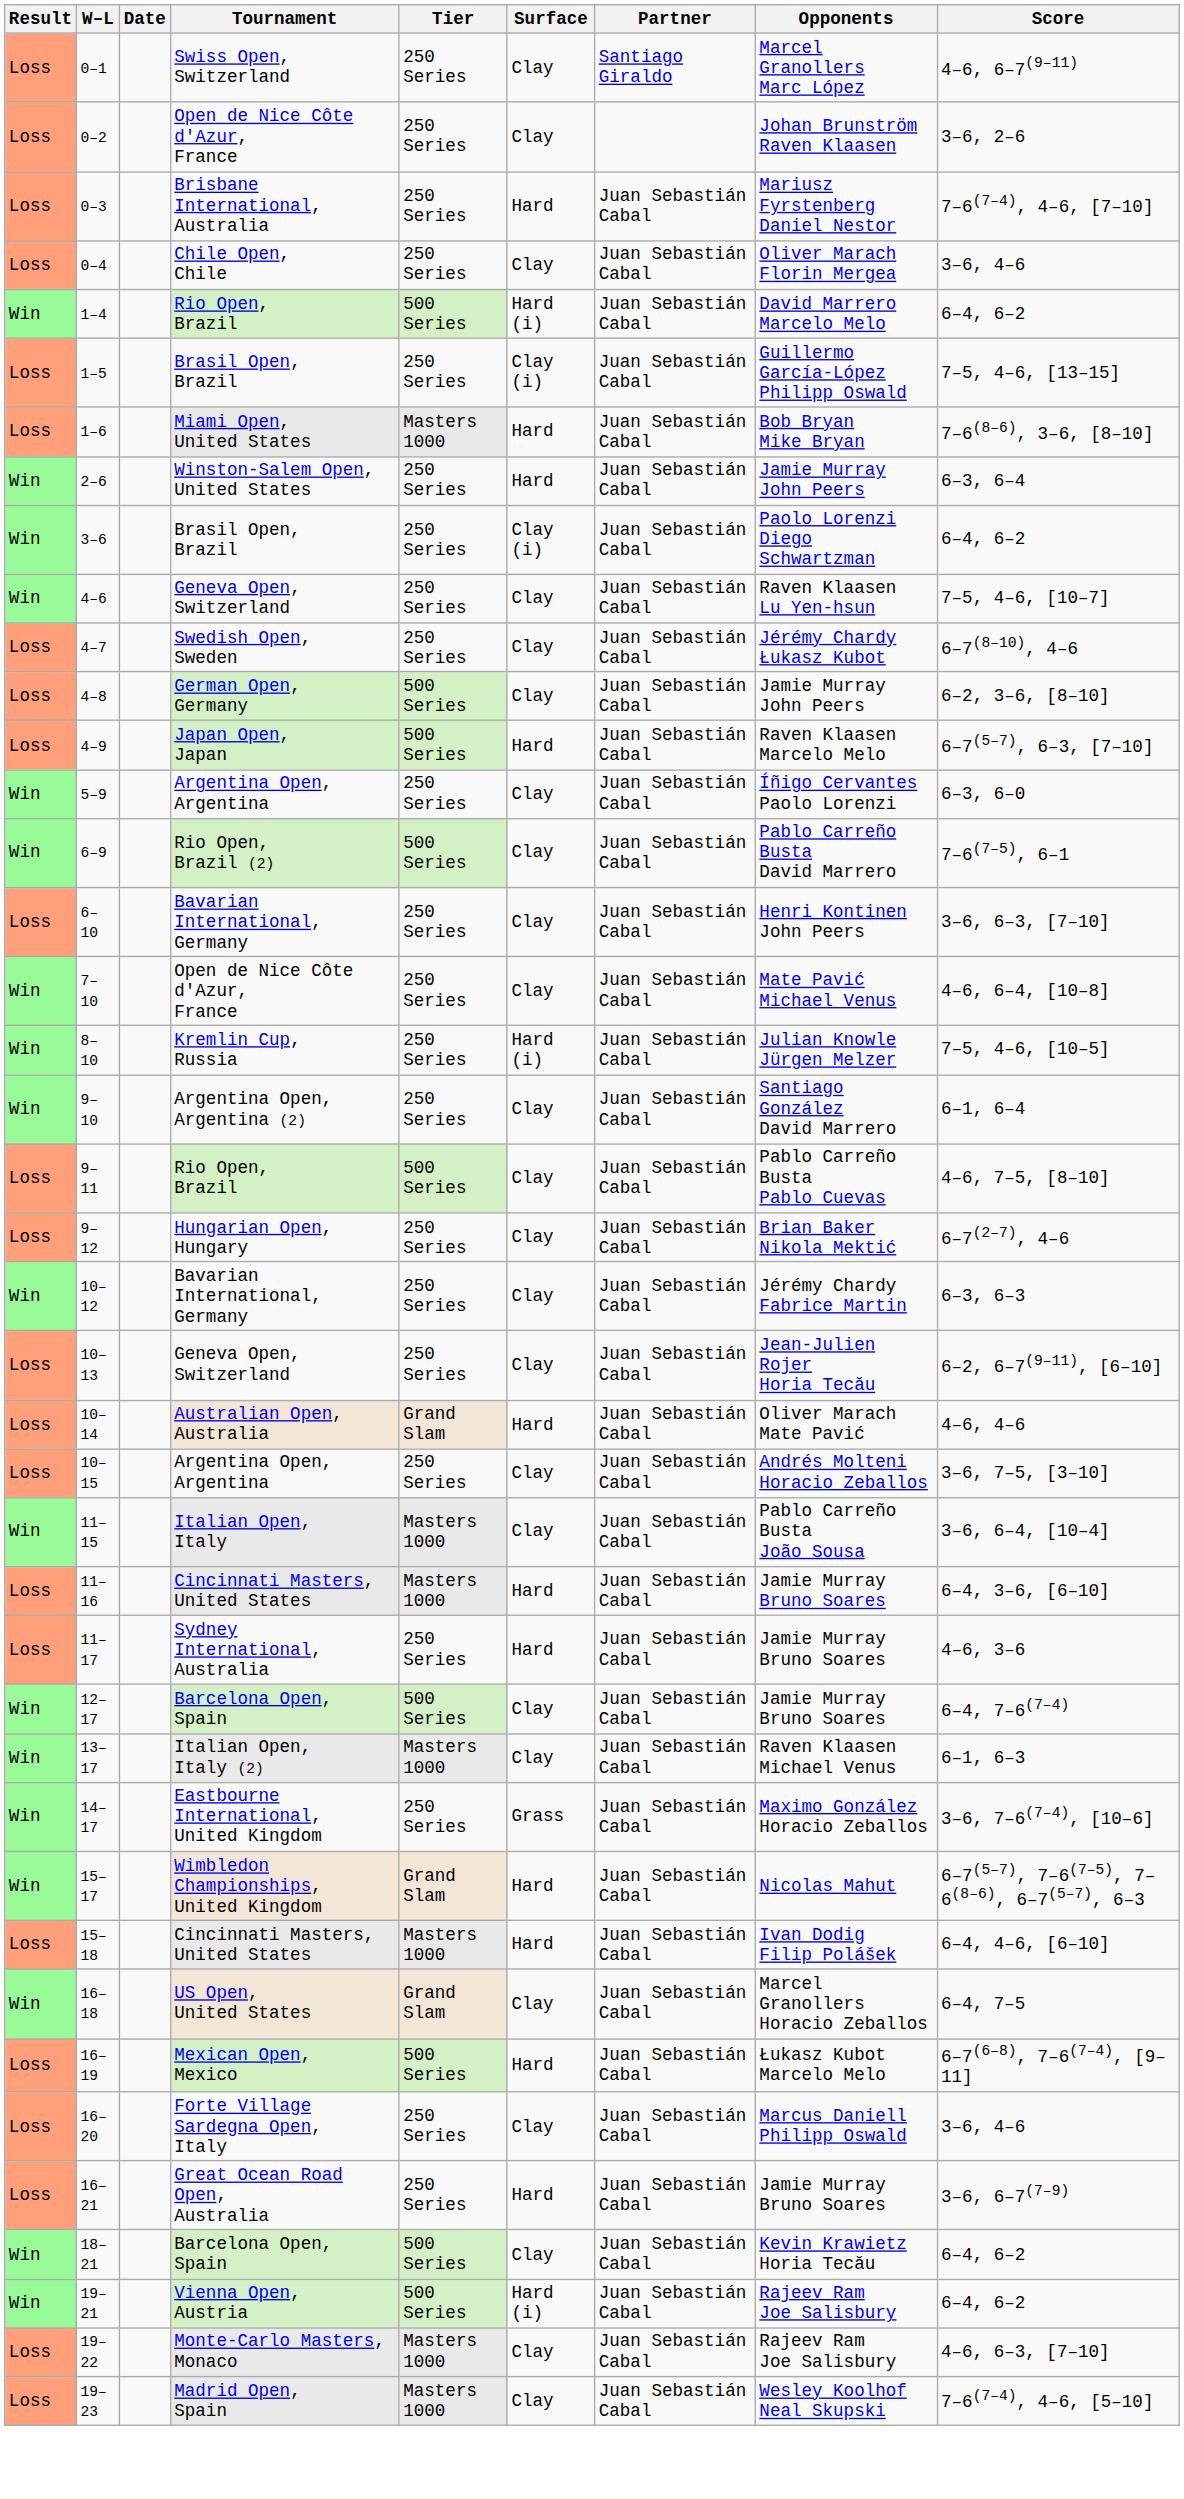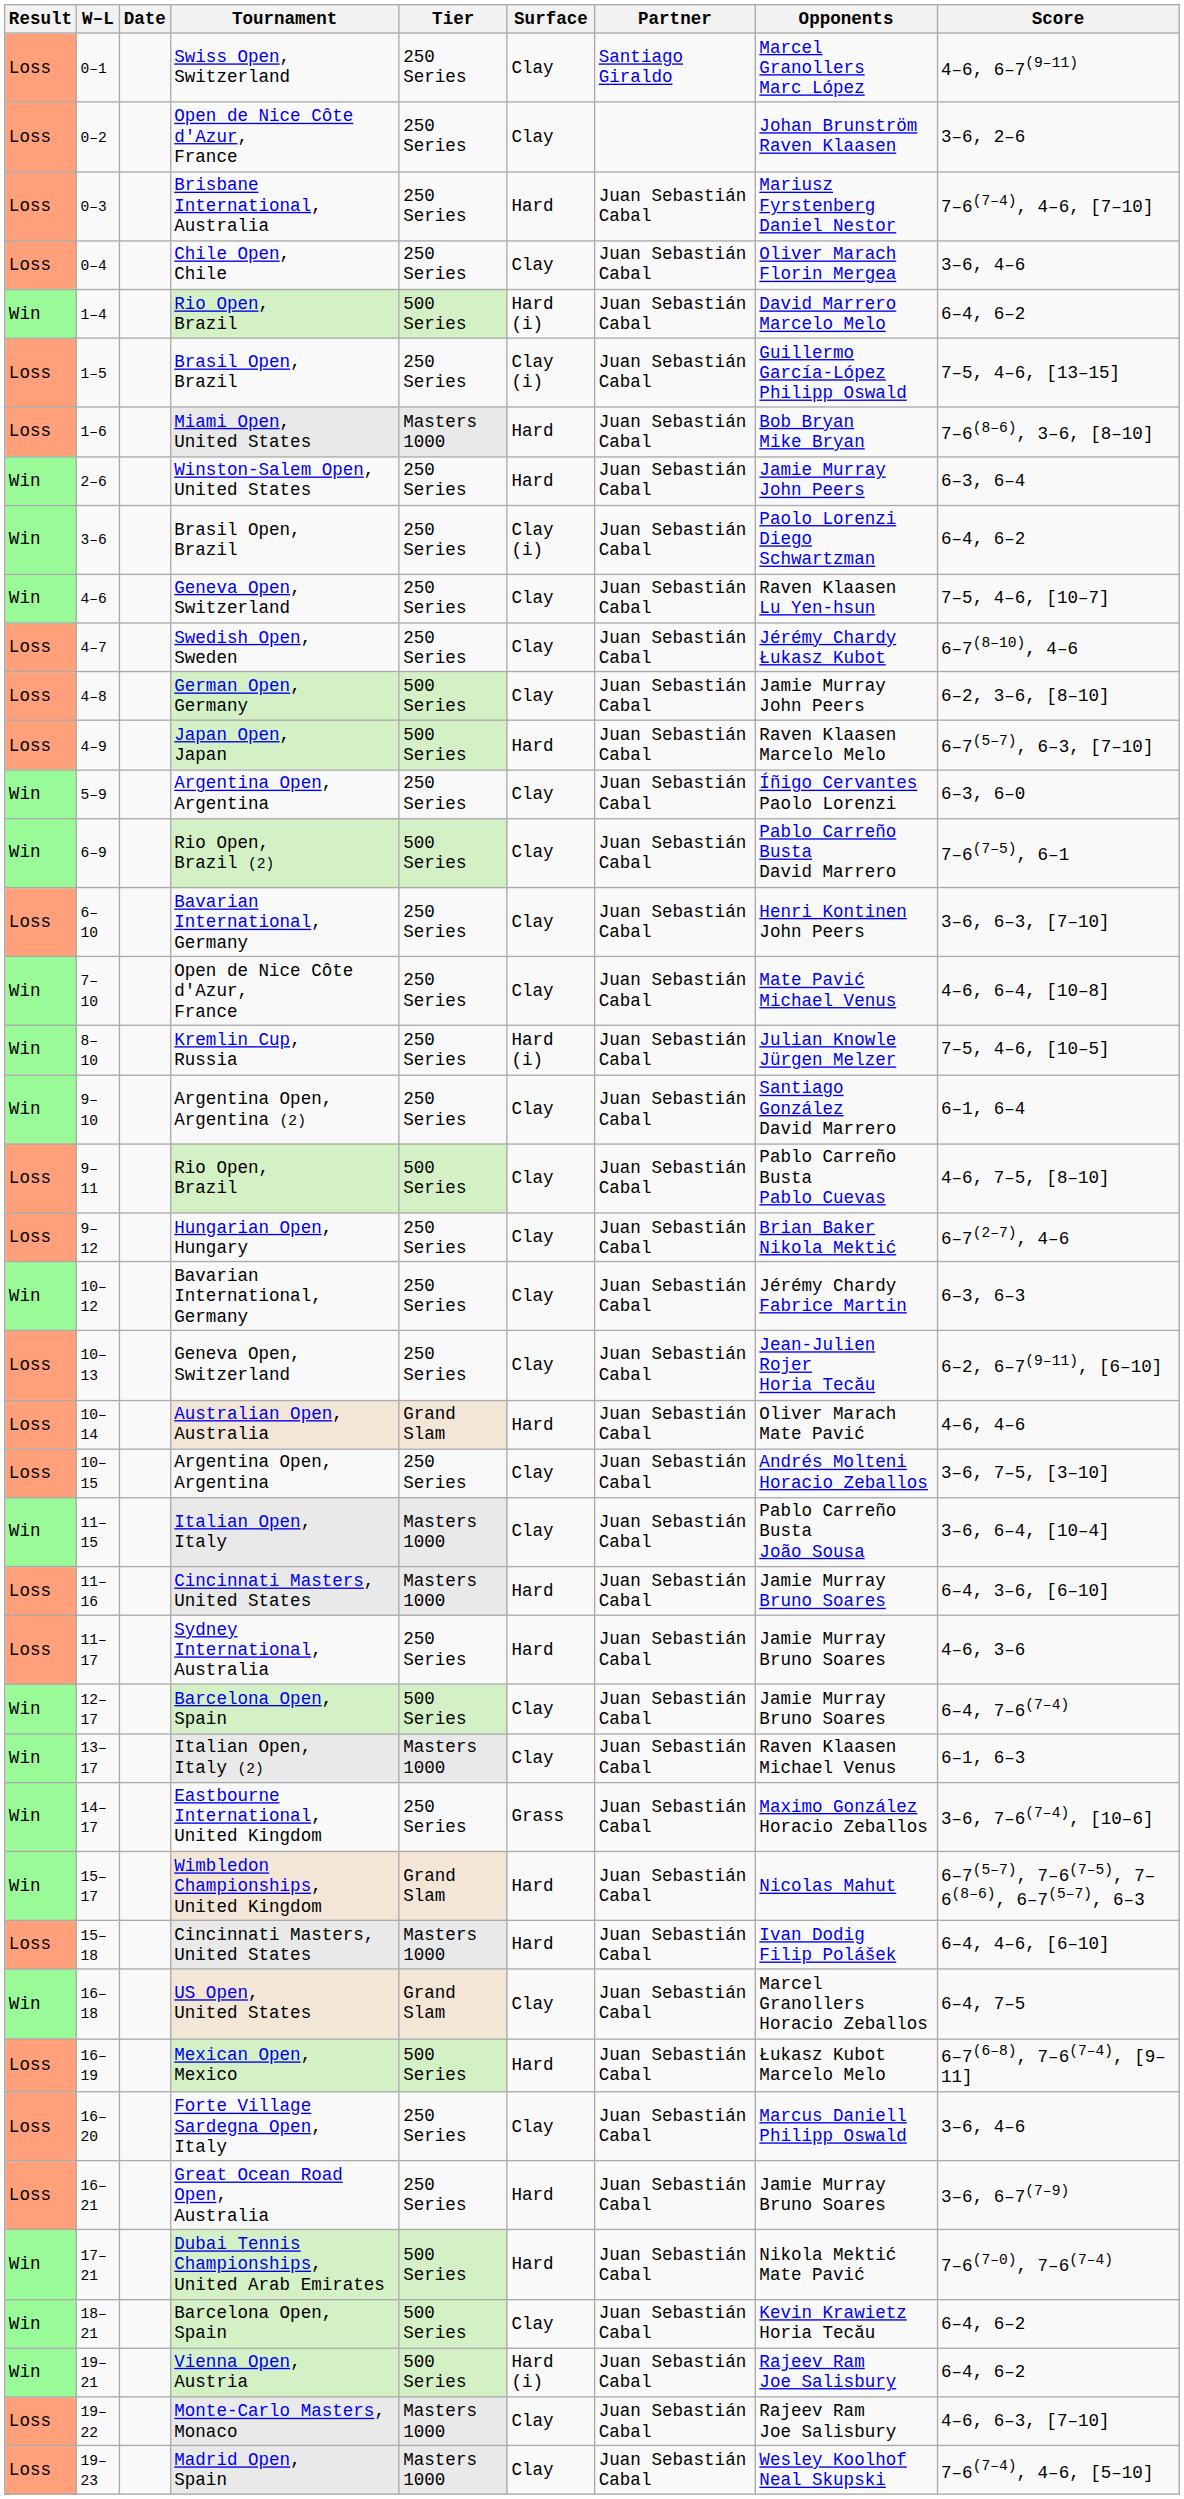+ row: (94, 2265)
